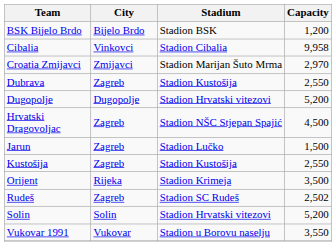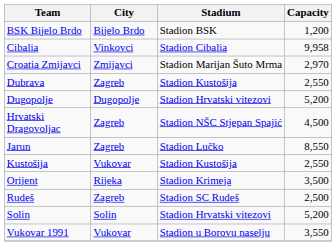(317, 146) 1,500 -> (317, 146) 8,550
(109, 163) Zagreb -> (112, 163) Vukovar
(317, 197) 2,502 -> (317, 197) 2,500
